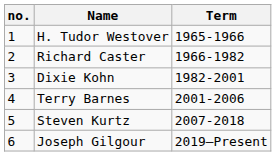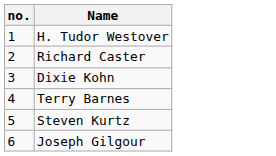- column: (221, 15)
